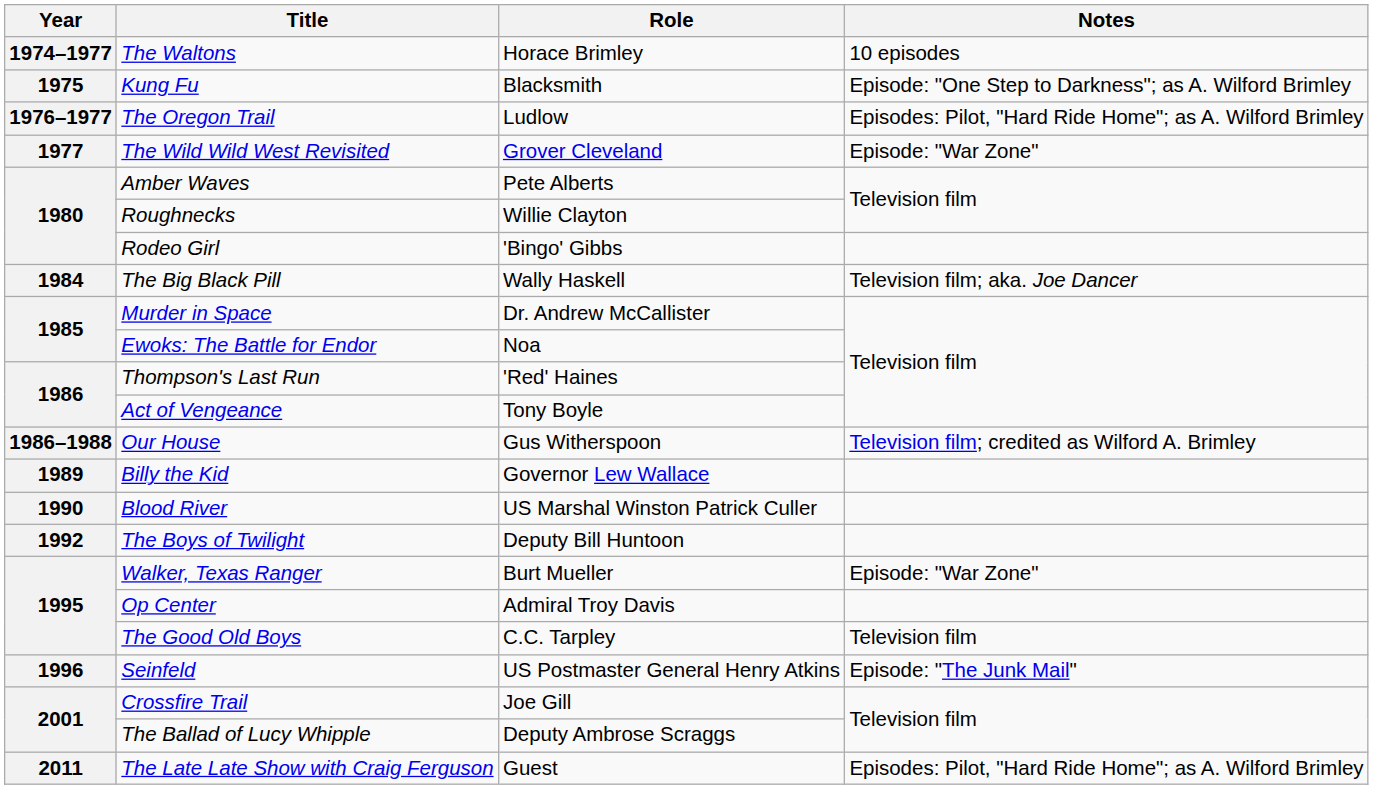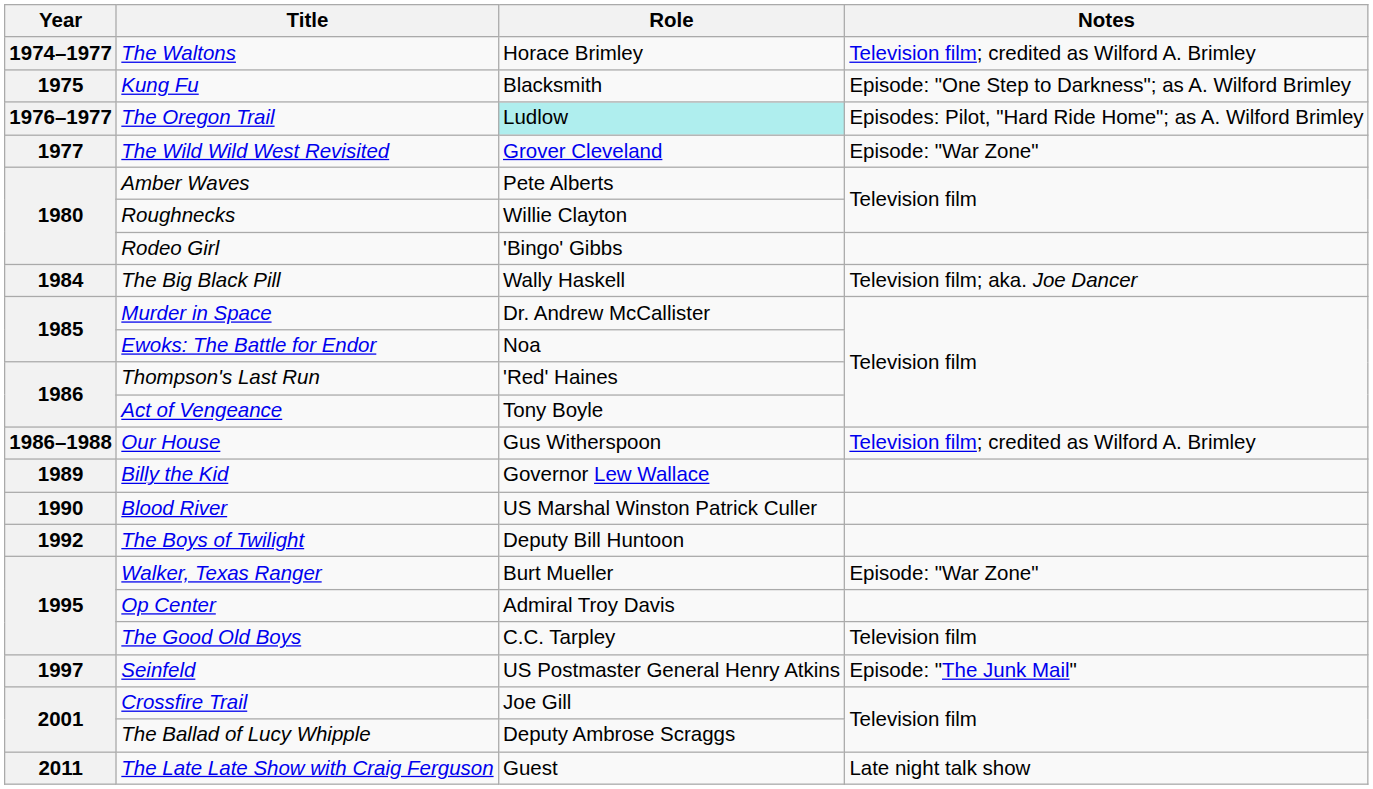(905, 53) 10 episodes -> (1053, 53) Television film; credited as Wilford A. Brimley
(535, 118) no background -> (535, 118) paleturquoise background
(61, 670) 1996 -> (61, 670) 1997
(1106, 767) Episodes: Pilot, "Hard Ride Home"; as A. Wilford Brimley -> (940, 767) Late night talk show
